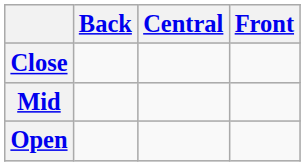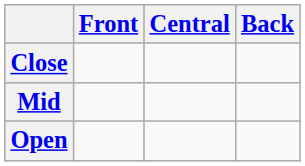columns swapped: (264, 23) <-> (105, 23)
